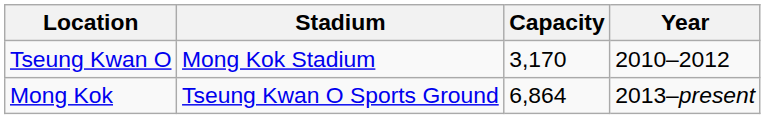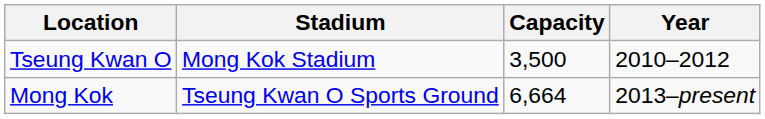(538, 58) 3,170 -> (538, 58) 3,500
(538, 95) 6,864 -> (538, 95) 6,664
